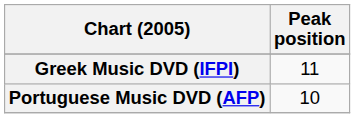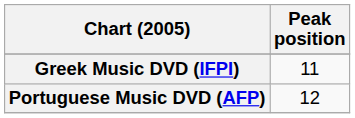(310, 98) 10 -> (310, 98) 12
